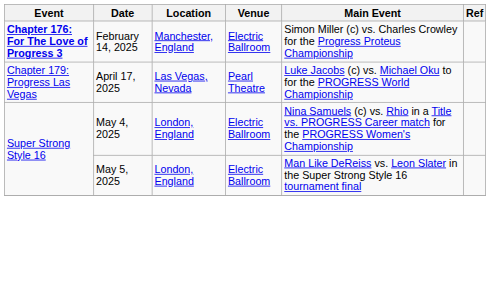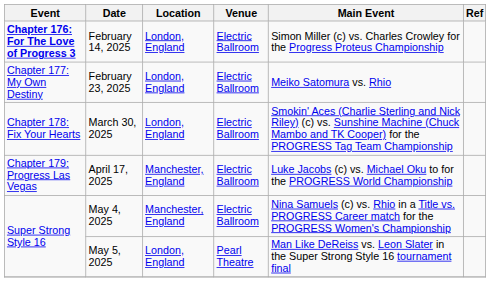(184, 41) Manchester, England -> (165, 41) London, England
+ row: (110, 82)
+ row: (112, 128)
(181, 82) Las Vegas, Nevada -> (174, 175) Manchester, England
(246, 82) Pearl Theatre -> (238, 175) Electric Ballroom
(174, 128) London, England -> (174, 216) Manchester, England
(249, 175) Electric Ballroom -> (235, 256) Pearl Theatre
